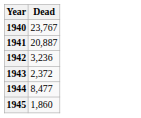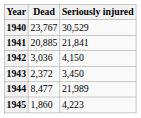+ column: (98, 12)
(44, 43) 20,887 -> (44, 43) 20,885
(42, 58) 3,236 -> (42, 58) 3,036
